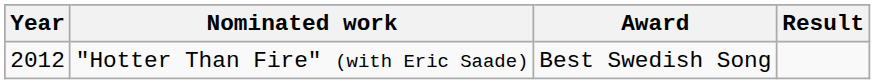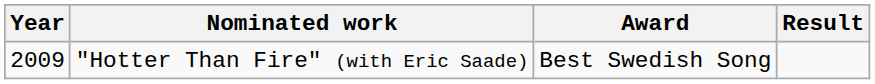(38, 60) 2012 -> (38, 60) 2009
